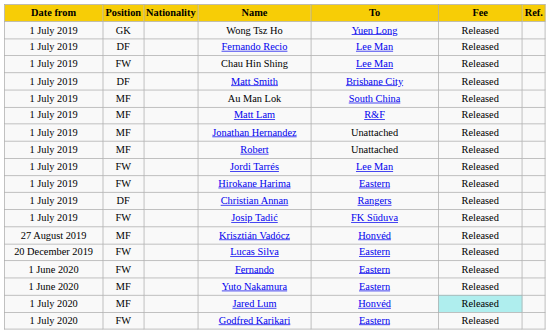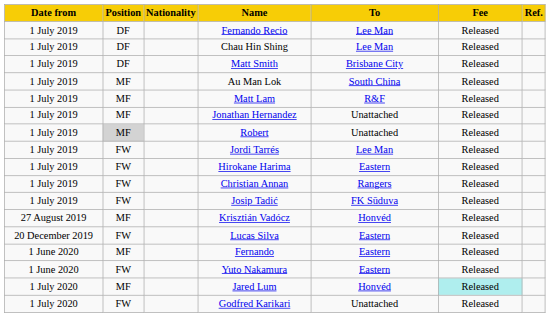- row: (254, 30)
(123, 64) FW -> (123, 47) DF
(123, 150) no background -> (123, 133) lightgrey background
(123, 201) DF -> (123, 184) FW
(123, 269) FW -> (123, 252) MF
(123, 287) MF -> (123, 269) FW
(375, 321) Eastern -> (375, 304) Unattached
